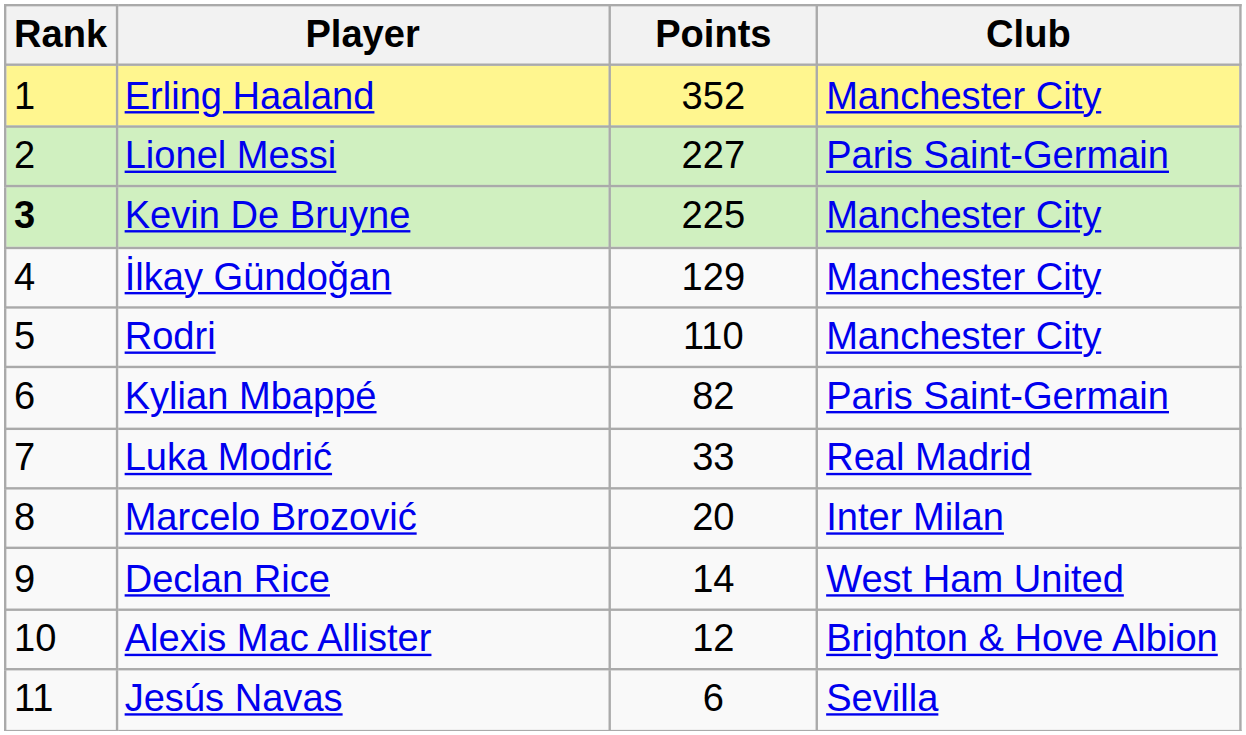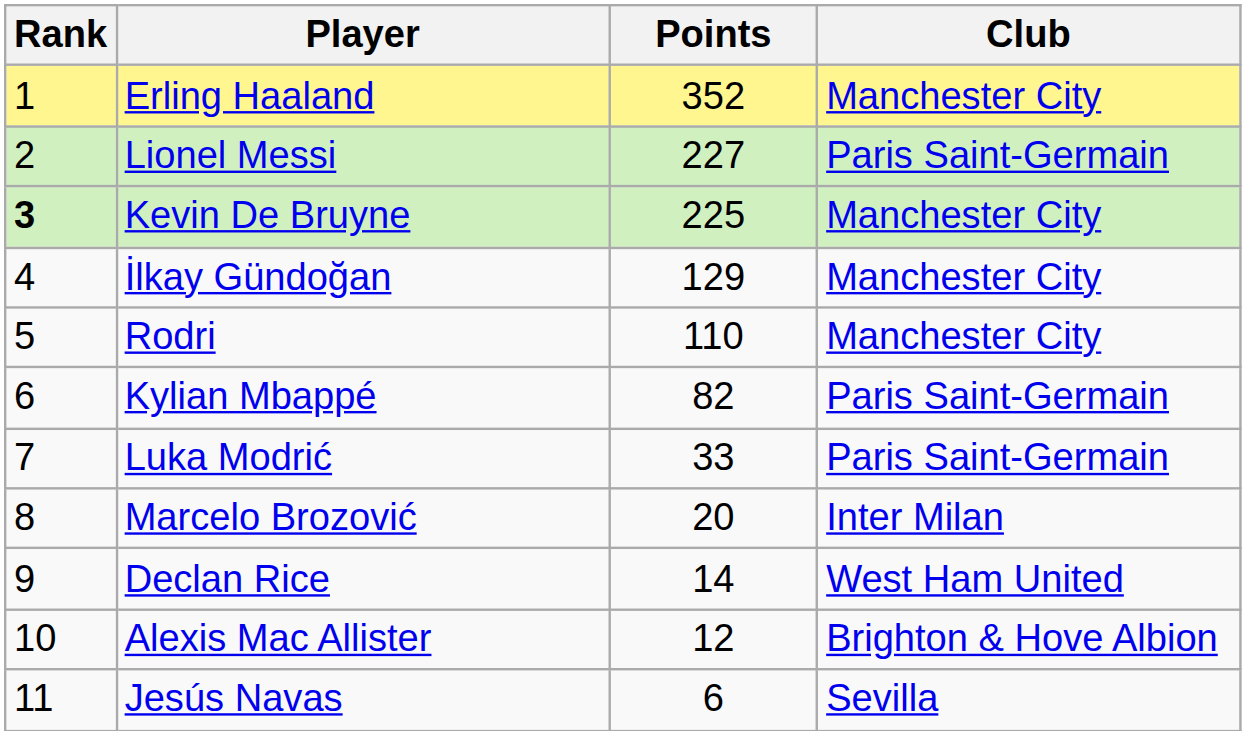(929, 457) Real Madrid -> (998, 457) Paris Saint-Germain
